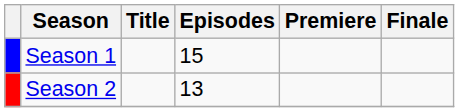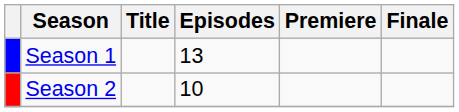(191, 55) 15 -> (191, 55) 13
(191, 89) 13 -> (191, 89) 10
